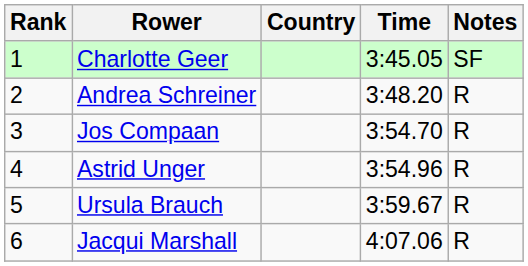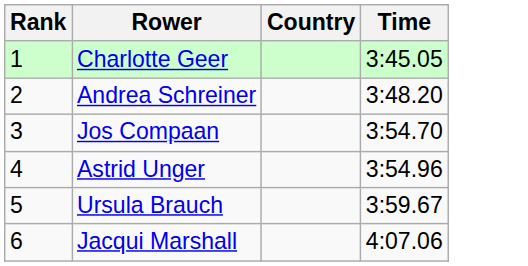- column: (485, 22)
